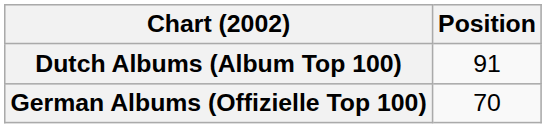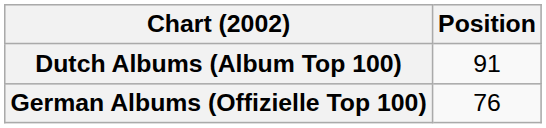(487, 102) 70 -> (487, 102) 76
